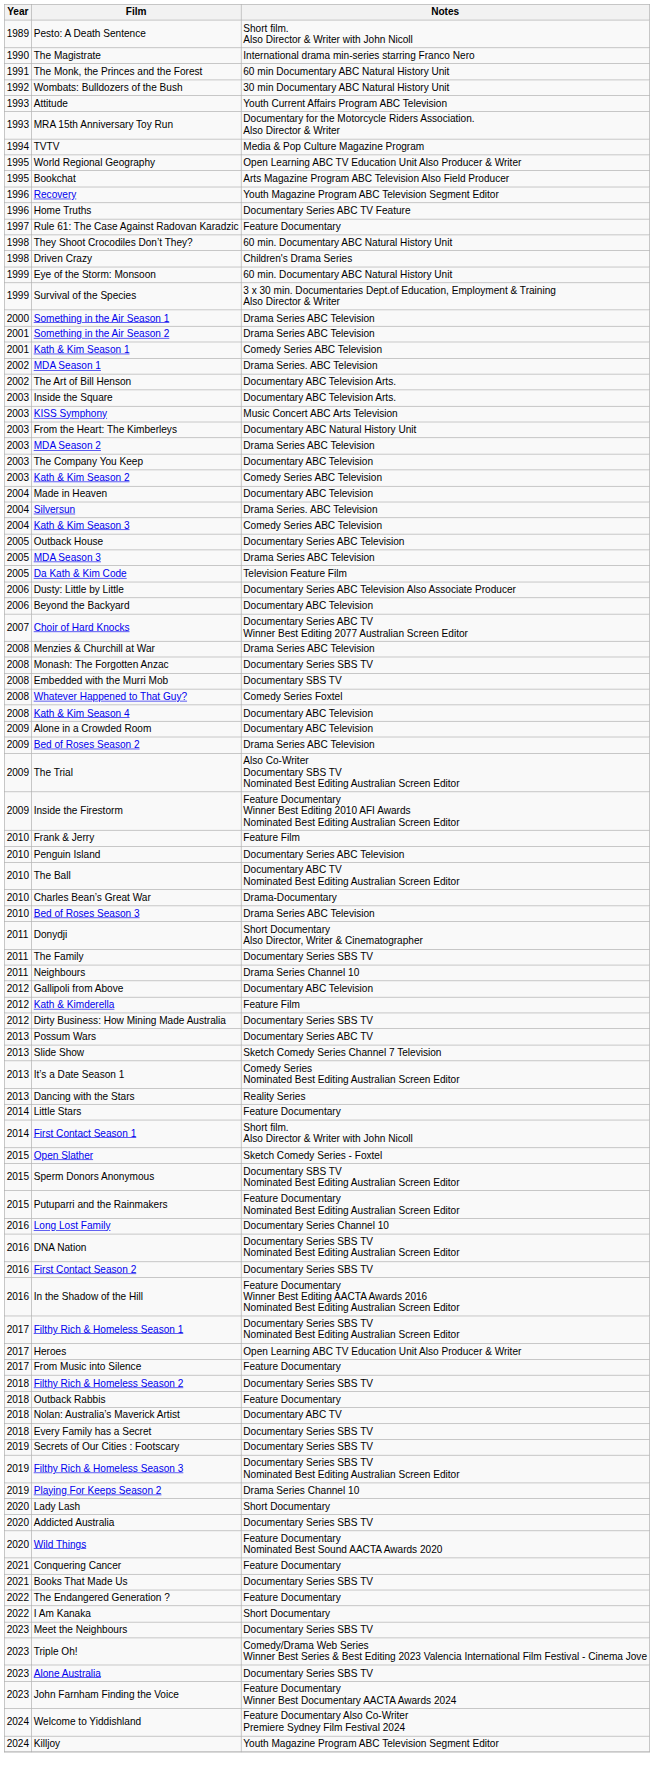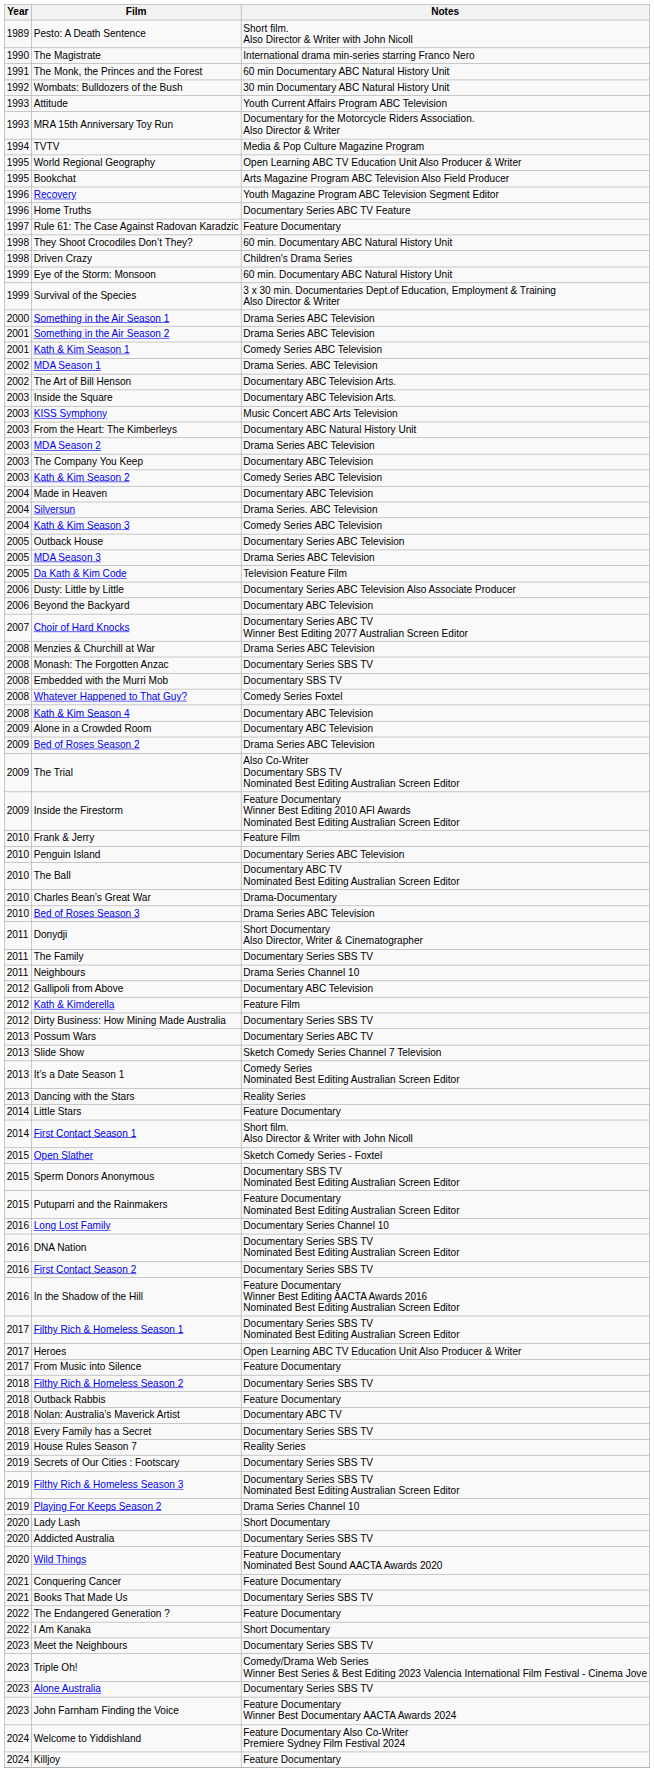+ row: (85, 1447)
(371, 1744) Youth Magazine Program ABC Television Segment Editor -> (292, 1760) Feature Documentary
